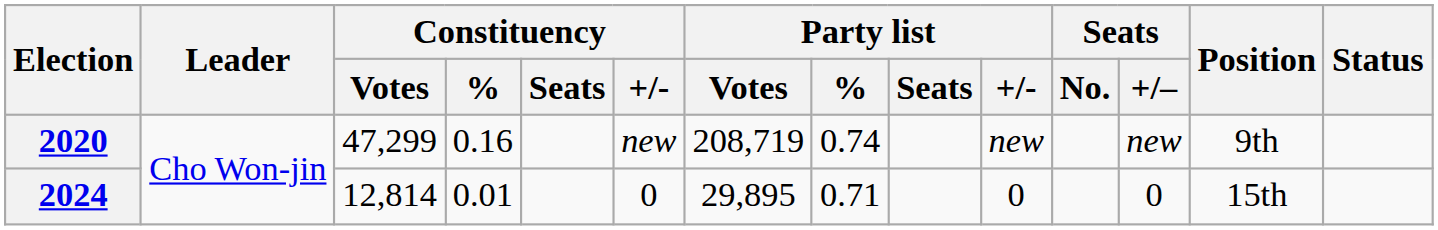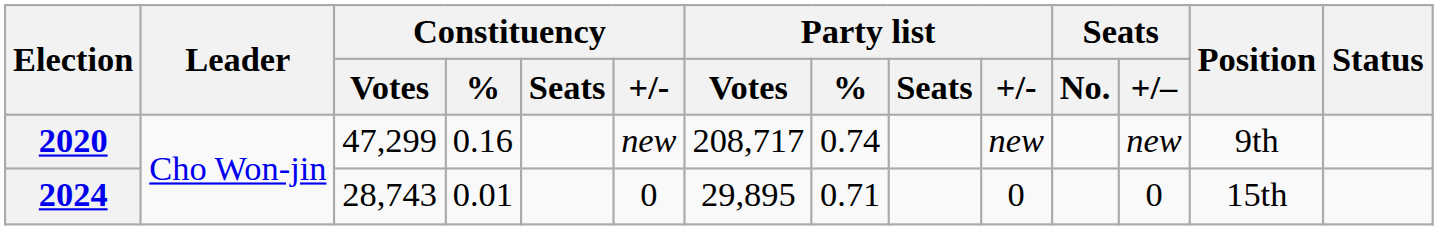(748, 140) 208,719 -> (748, 140) 208,717
(390, 195) 12,814 -> (390, 195) 28,743
